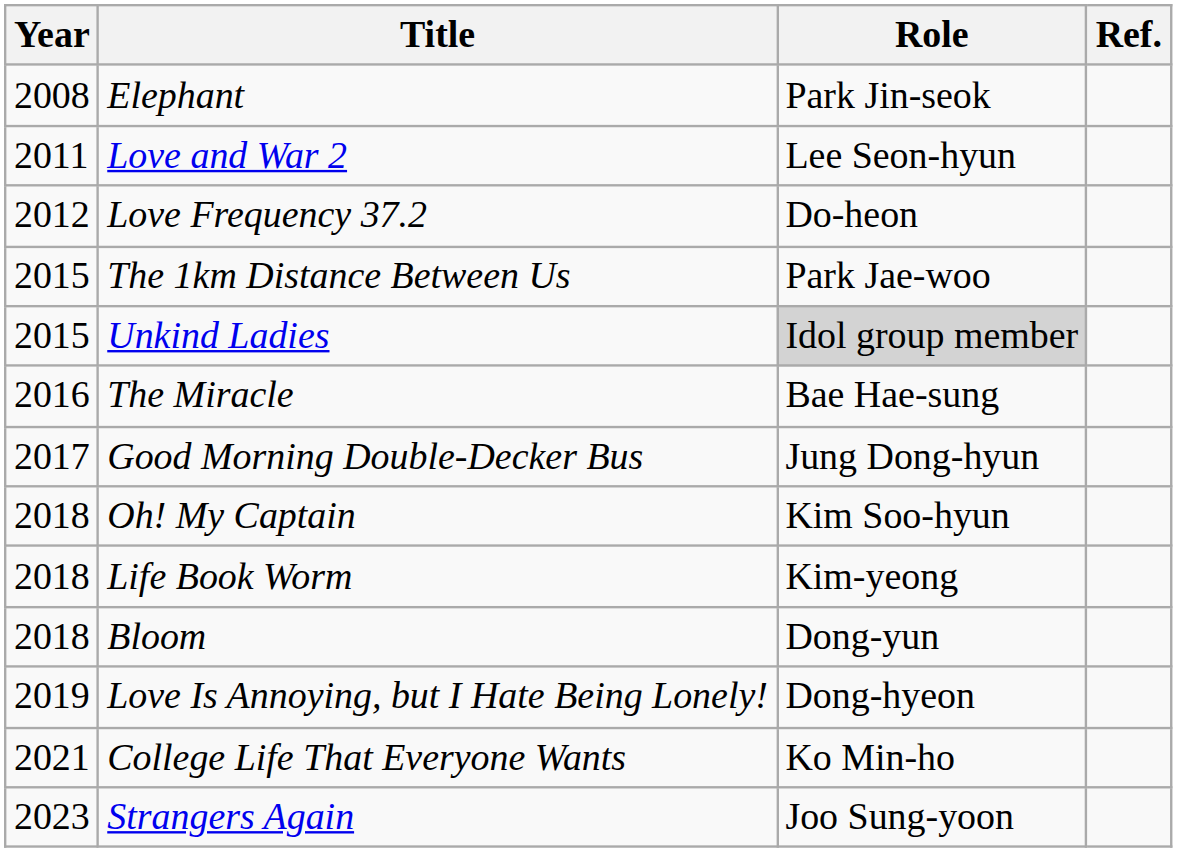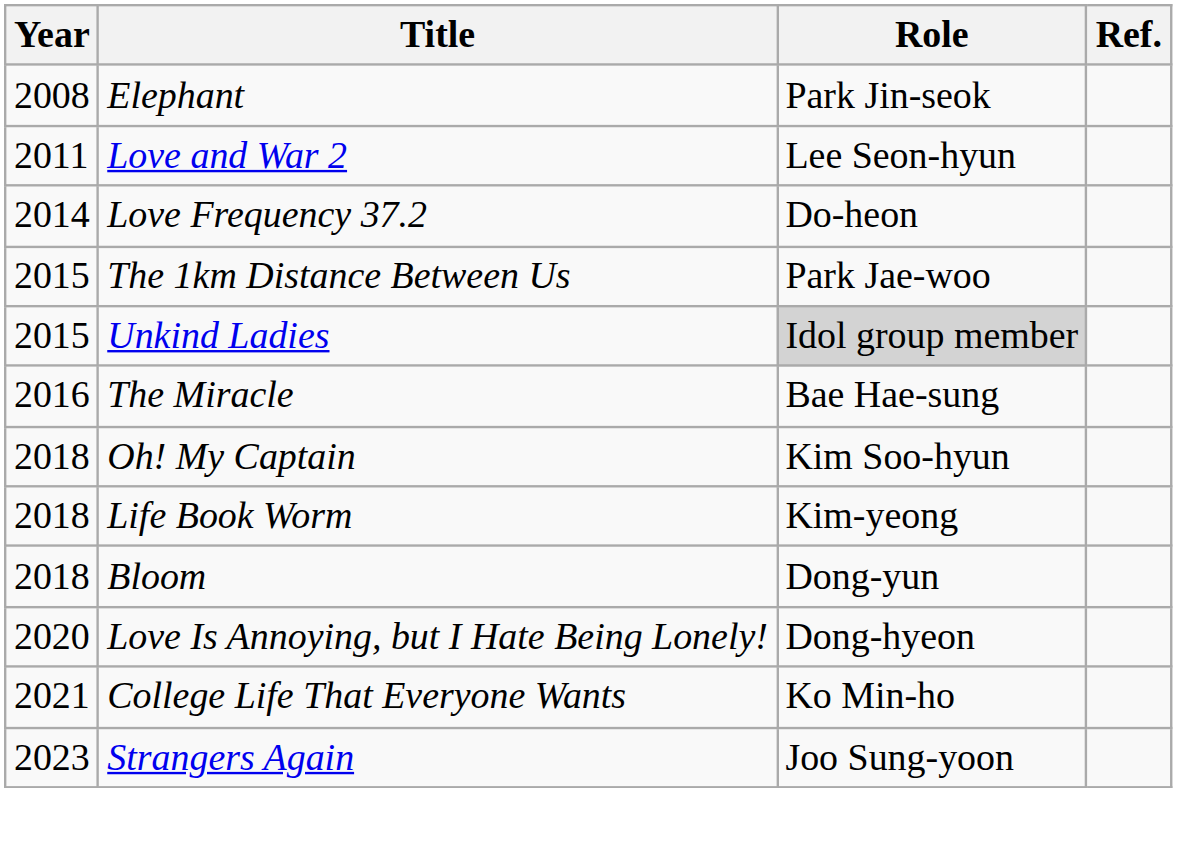(52, 214) 2012 -> (52, 214) 2014
- row: (375, 455)
(52, 696) 2019 -> (52, 635) 2020
